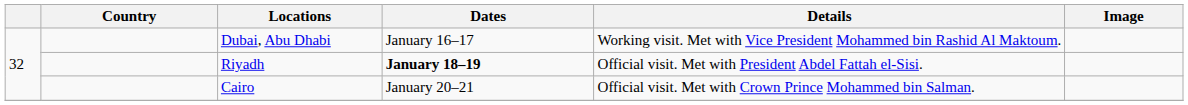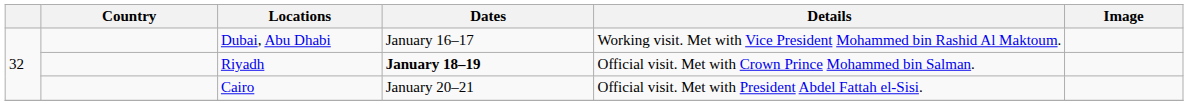(760, 64) Official visit. Met with President Abdel Fattah el-Sisi. -> (786, 64) Official visit. Met with Crown Prince Mohammed bin Salman.
(786, 87) Official visit. Met with Crown Prince Mohammed bin Salman. -> (760, 87) Official visit. Met with President Abdel Fattah el-Sisi.
